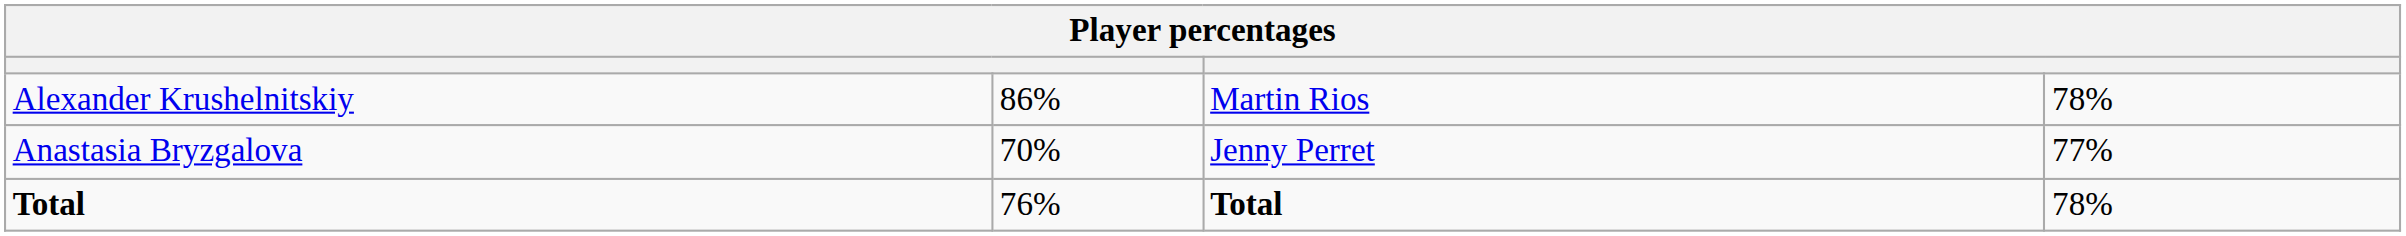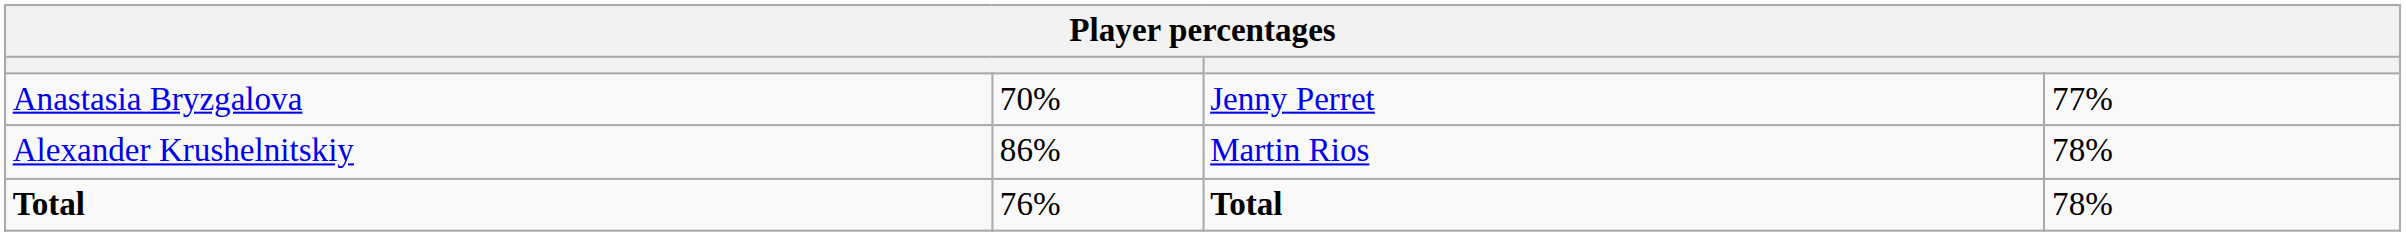rows swapped: (158, 151) <-> (183, 98)
